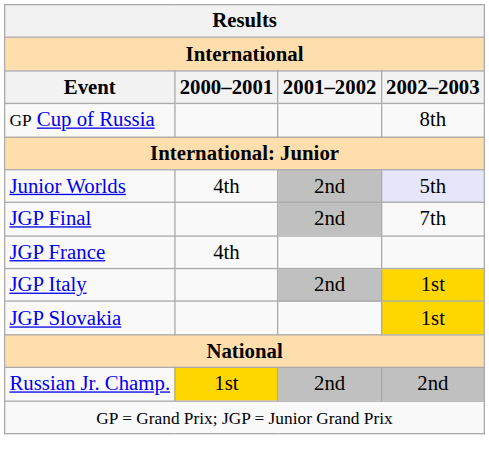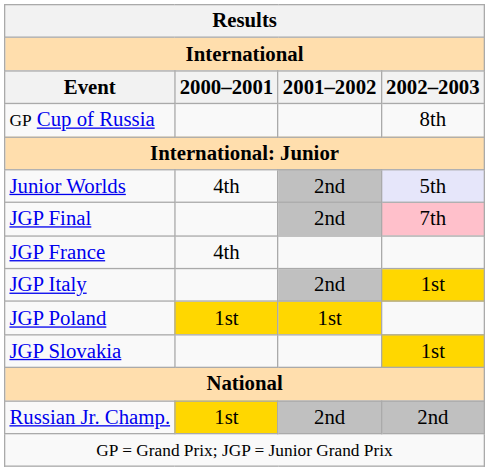(433, 218) no background -> (433, 218) pink background
+ row: (58, 317)
